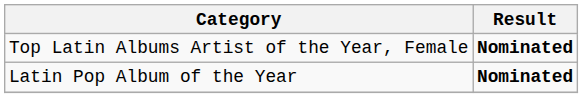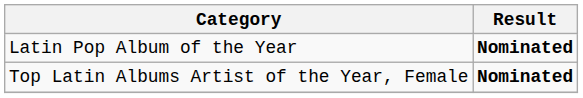rows swapped: (239, 48) <-> (153, 77)
